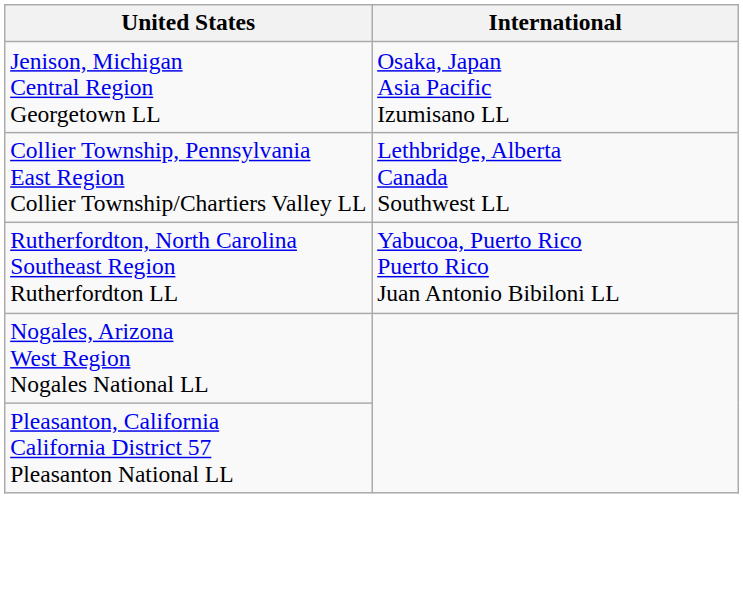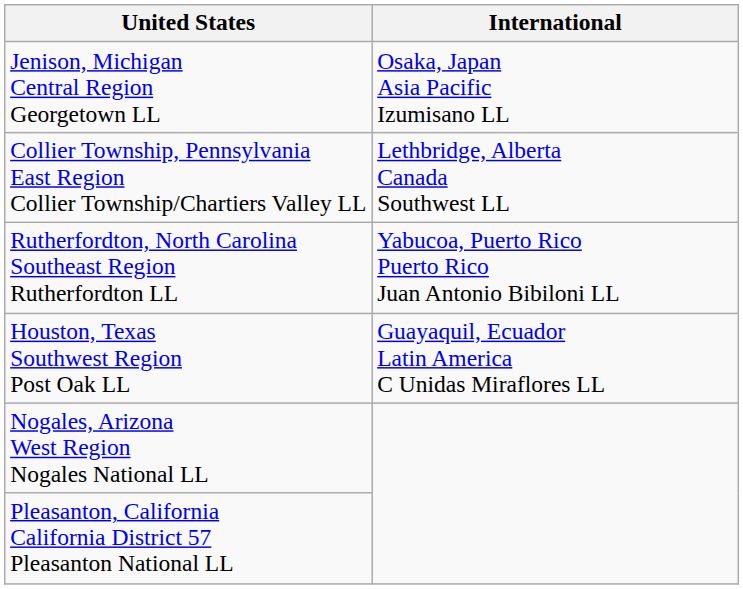+ row: (96, 357)
